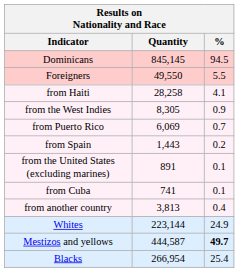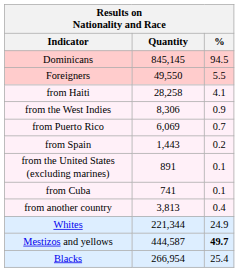(168, 110) 8,305 -> (168, 110) 8,306
(168, 224) 223,144 -> (168, 224) 221,344
